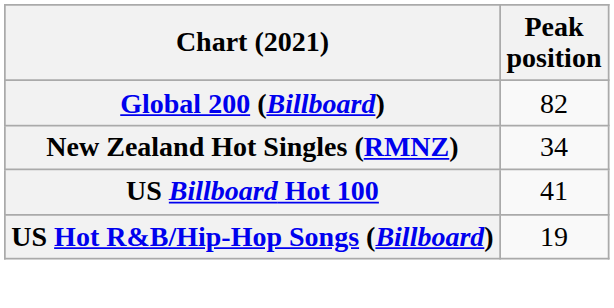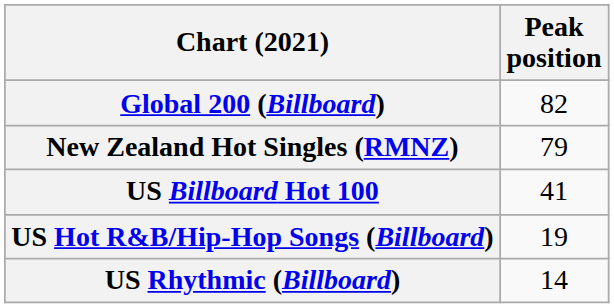(554, 147) 34 -> (554, 147) 79
+ row: (252, 280)
